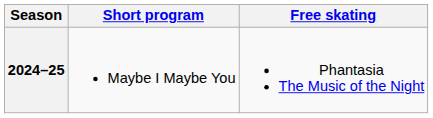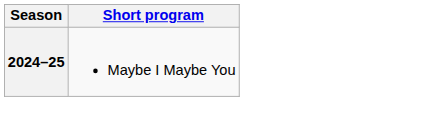- column: (333, 16)
